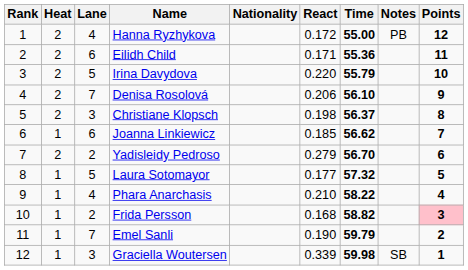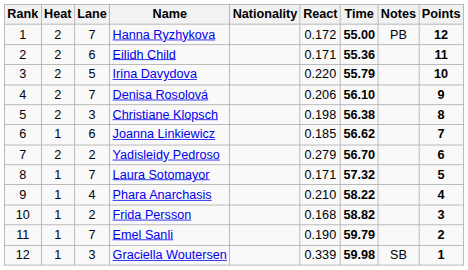(92, 34) 4 -> (92, 34) 7
(359, 114) 56.37 -> (359, 114) 56.38
(92, 174) 5 -> (92, 174) 7
(320, 174) 0.177 -> (320, 174) 0.171
(441, 214) pink background -> (441, 214) no background
